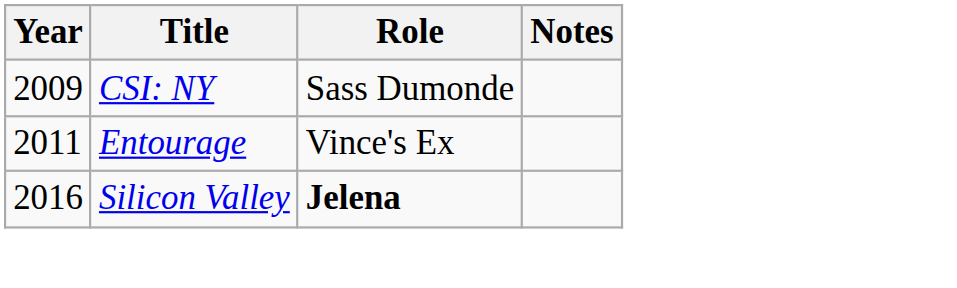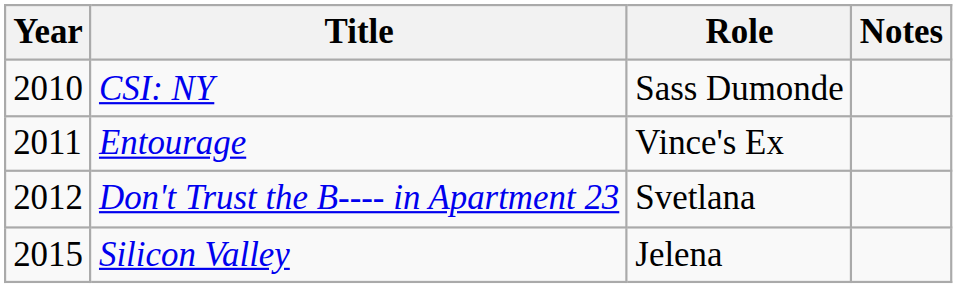(48, 87) 2009 -> (48, 87) 2010
+ row: (359, 198)
(48, 198) 2016 -> (48, 253) 2015
(353, 198) bold -> (679, 253) normal
